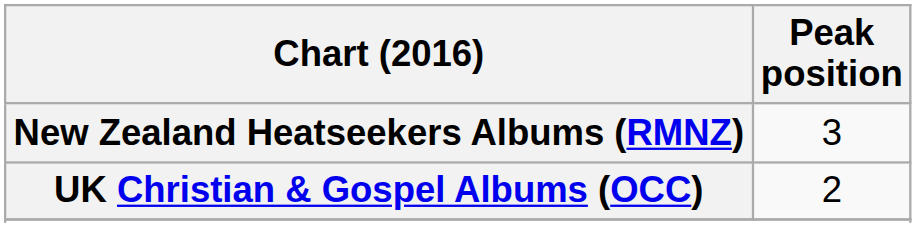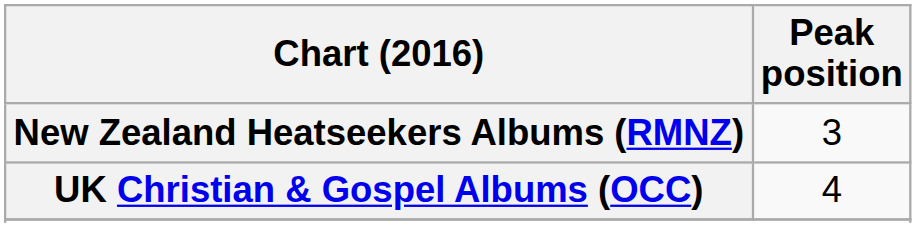(832, 190) 2 -> (832, 190) 4
